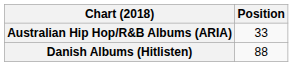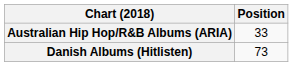(261, 52) 88 -> (261, 52) 73
